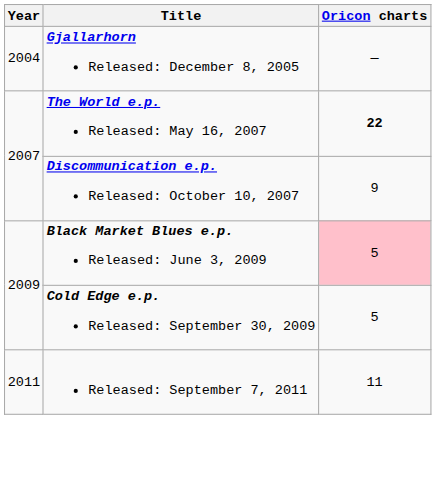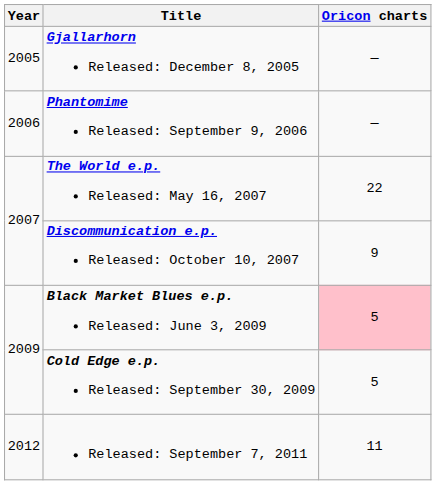(24, 59) 2004 -> (24, 59) 2005
+ row: (181, 117)
(375, 124) bold -> (375, 188) normal
(24, 382) 2011 -> (24, 447) 2012
